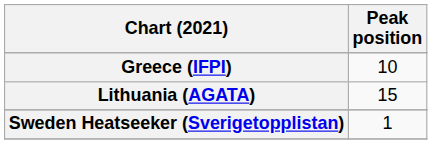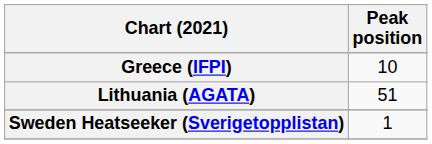(387, 95) 15 -> (387, 95) 51
